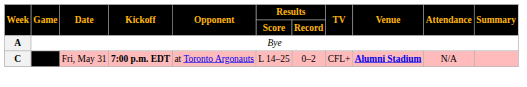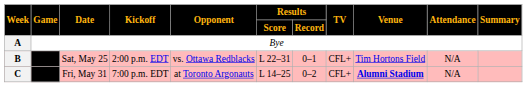+ row: (18, 59)
(45, 59) 2 -> (45, 74) 1
(140, 59) bold -> (140, 74) normal
